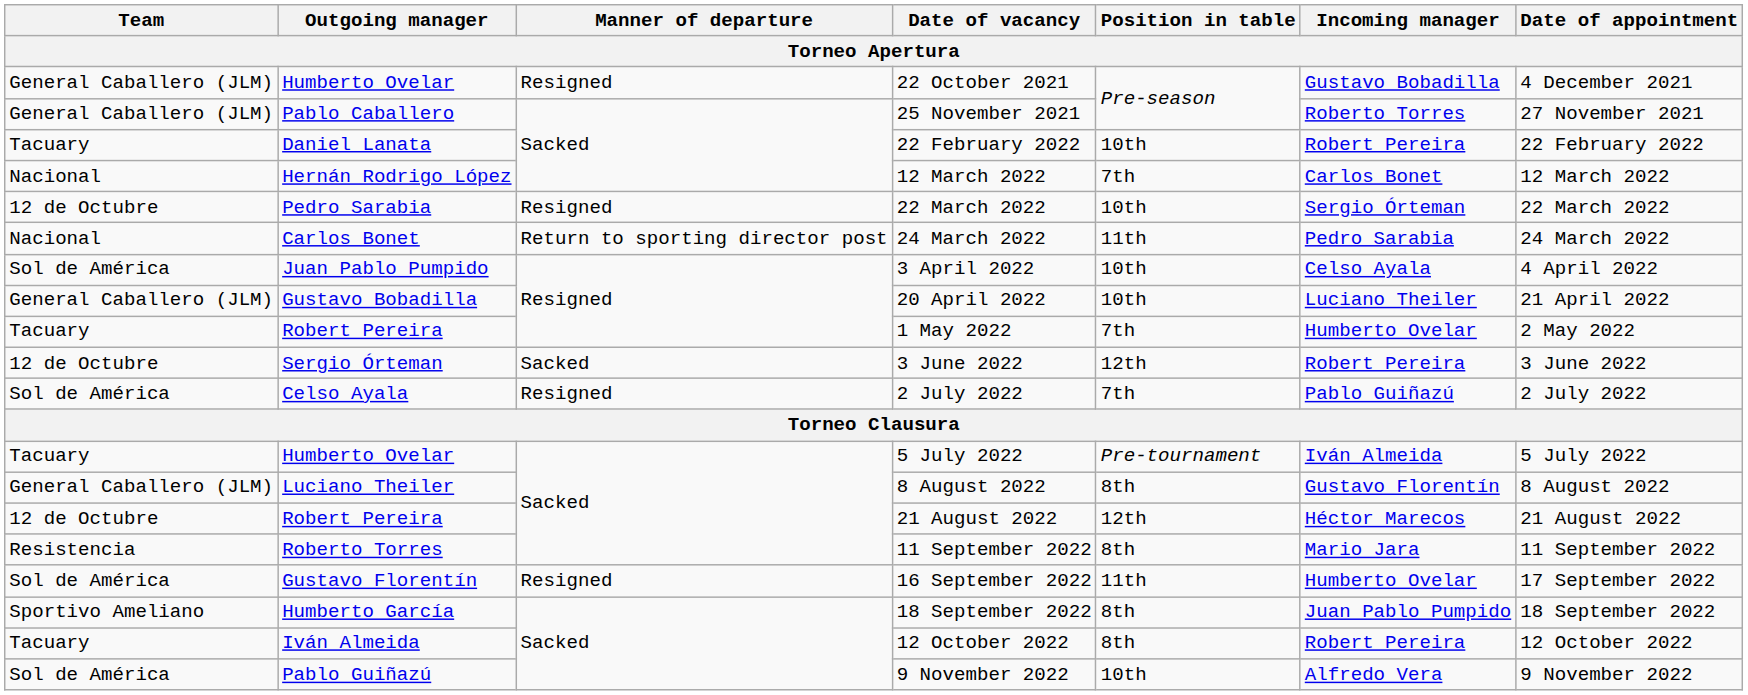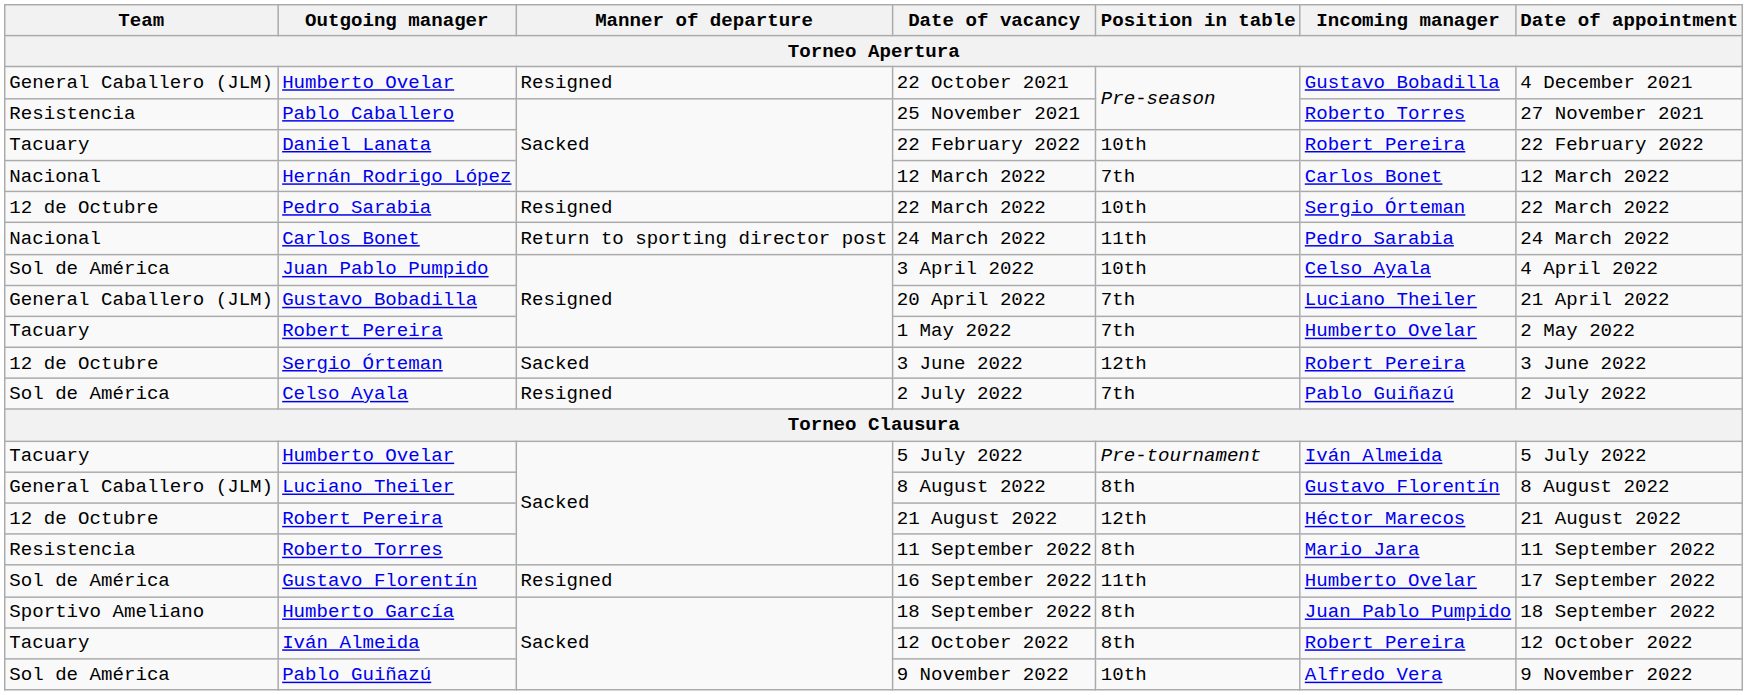(141, 114) General Caballero (JLM) -> (72, 114) Resistencia
(1124, 301) 10th -> (1118, 301) 7th
